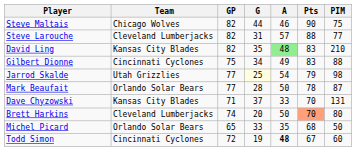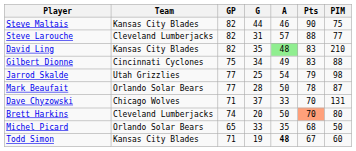(146, 24) Chicago Wolves -> (156, 24) Kansas City Blades
(258, 75) lightyellow background -> (258, 75) no background
(156, 101) Kansas City Blades -> (146, 101) Chicago Wolves
(158, 140) Cincinnati Cyclones -> (156, 140) Kansas City Blades
(231, 140) 72 -> (231, 140) 71
